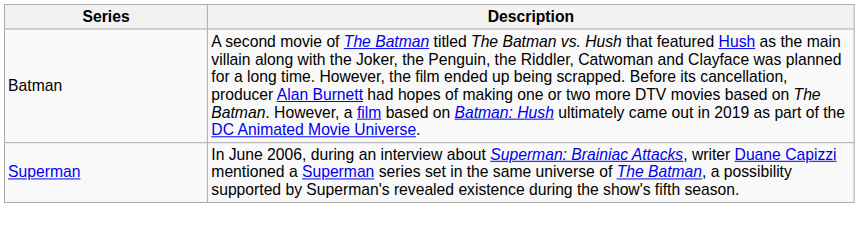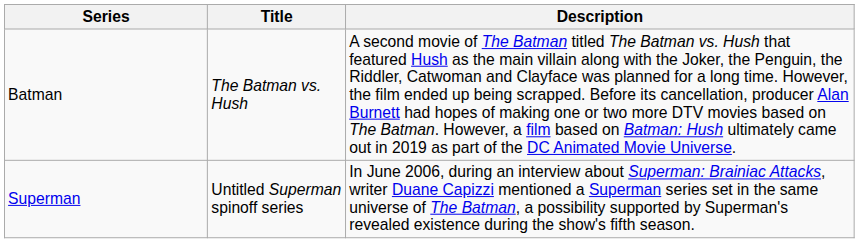+ column: (277, 16)
